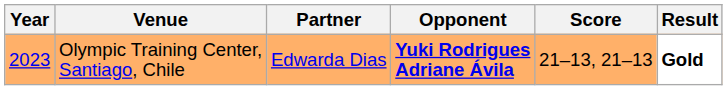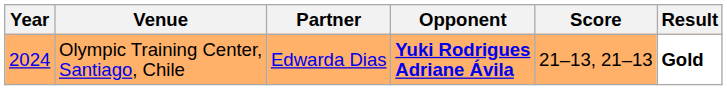(30, 59) 2023 -> (30, 59) 2024
